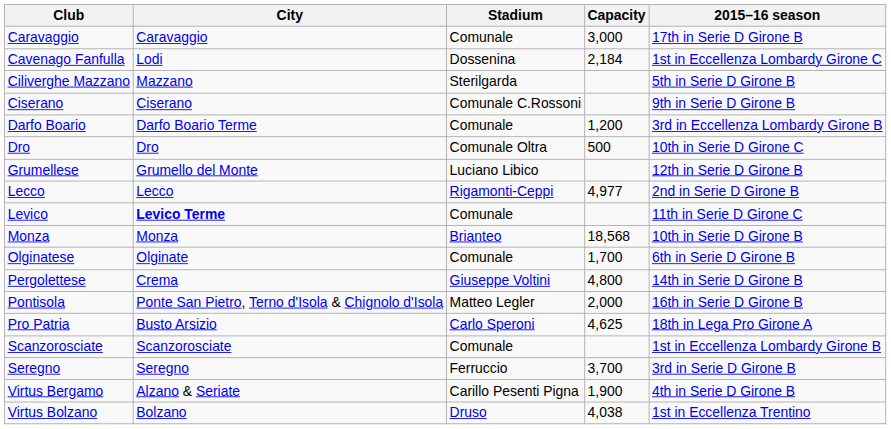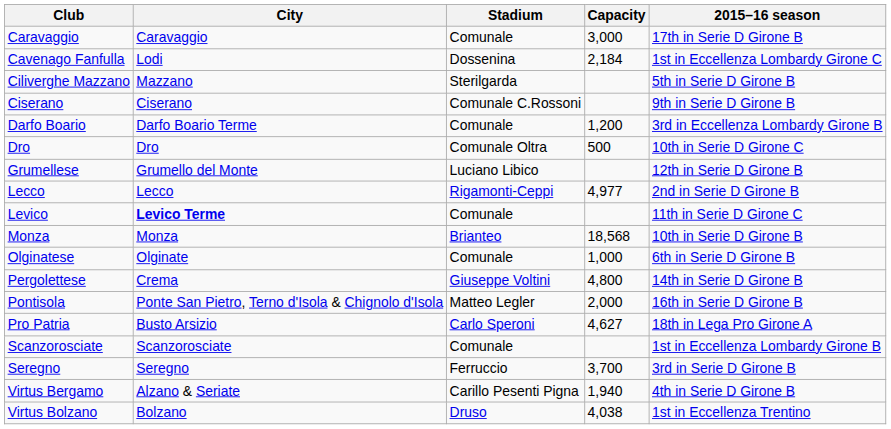(605, 258) 1,700 -> (605, 258) 1,000
(605, 324) 4,625 -> (605, 324) 4,627
(605, 390) 1,900 -> (605, 390) 1,940
